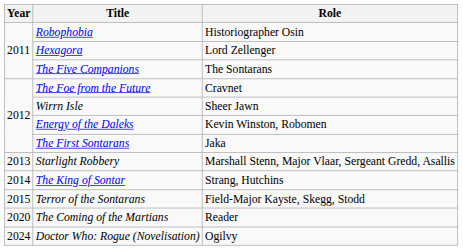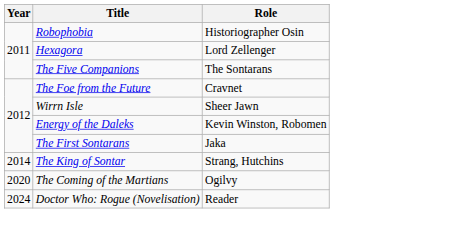- row: (77, 161)
- row: (90, 198)
(222, 217) Reader -> (221, 180) Ogilvy
(221, 236) Ogilvy -> (222, 198) Reader
